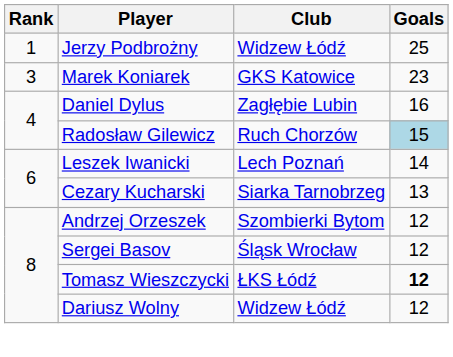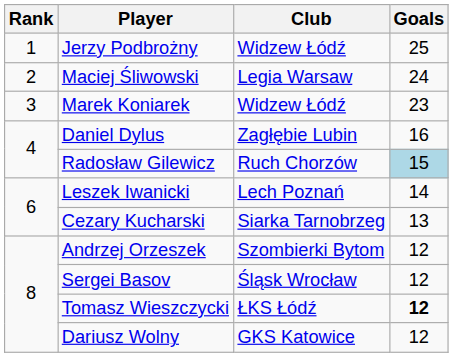+ row: (130, 76)
(296, 76) GKS Katowice -> (292, 105) Widzew Łódź
(292, 308) Widzew Łódź -> (296, 337) GKS Katowice
